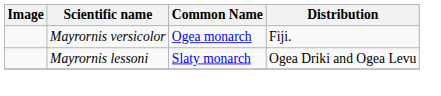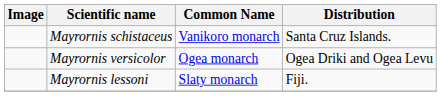+ row: (111, 36)
(280, 36) Fiji. -> (359, 58) Ogea Driki and Ogea Levu
(343, 58) Ogea Driki and Ogea Levu -> (297, 79) Fiji.
